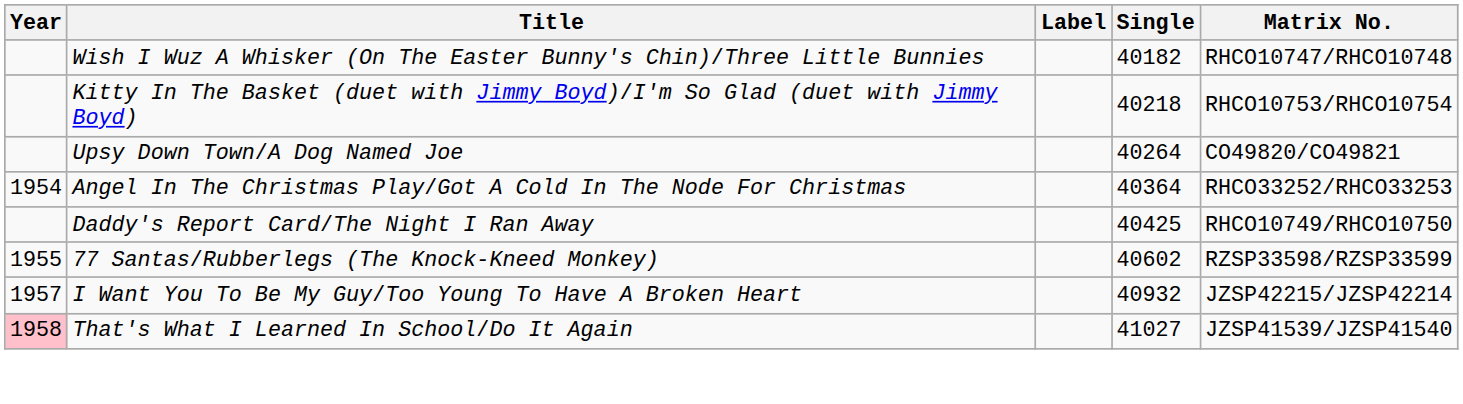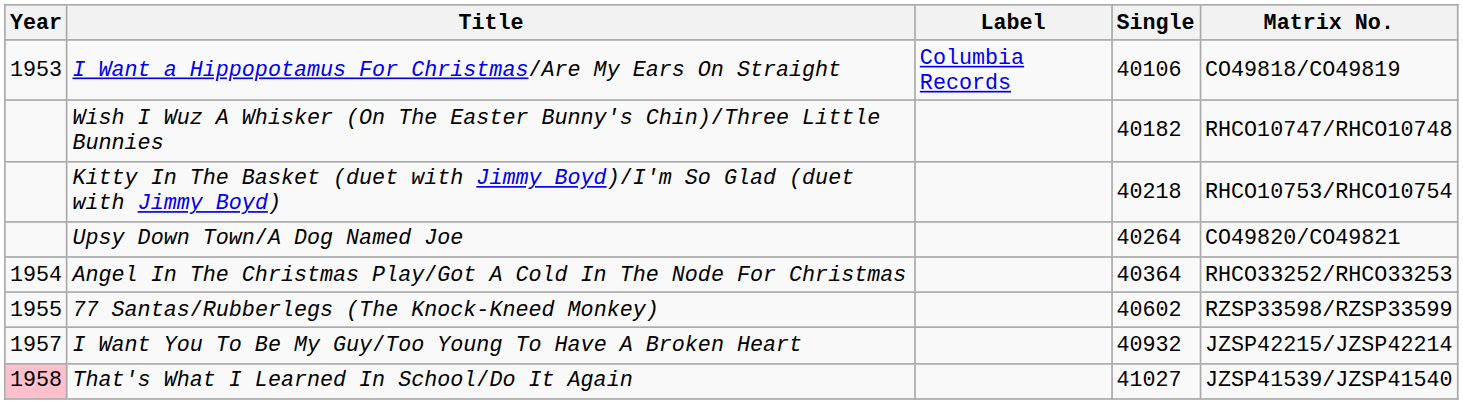+ row: (457, 70)
- row: (333, 224)
